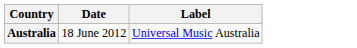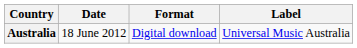+ column: (174, 14)
